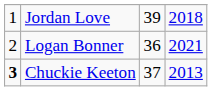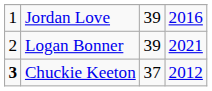(186, 18) 2018 -> (186, 18) 2016
(152, 45) 36 -> (152, 45) 39
(186, 72) 2013 -> (186, 72) 2012
